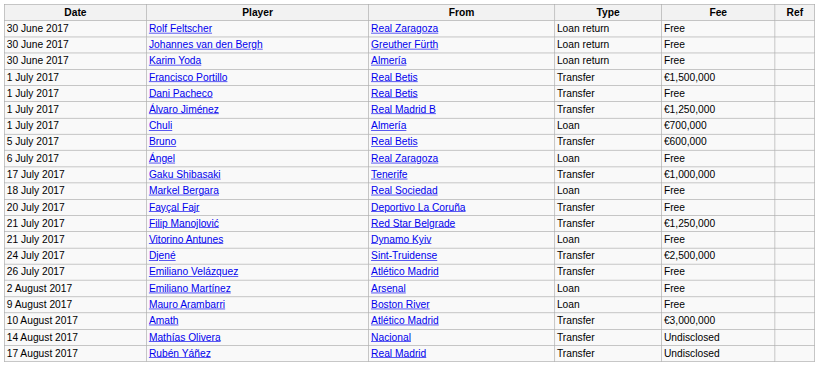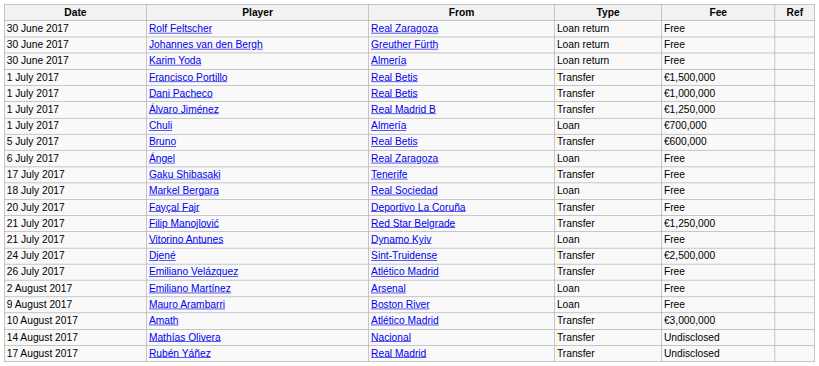(674, 93) Free -> (690, 93) €1,000,000
(690, 175) €1,000,000 -> (674, 175) Free
